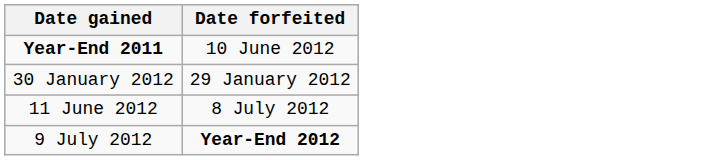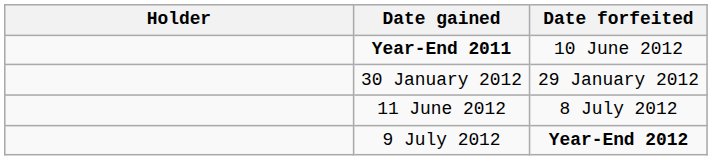+ column: (179, 19)
